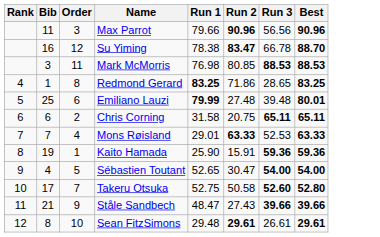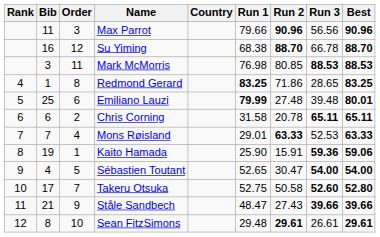+ column: (211, 13)
(206, 48) 78.38 -> (253, 48) 68.38
(241, 48) 83.47 -> (289, 48) 88.70
(241, 118) 20.75 -> (289, 118) 20.78
(311, 153) 59.36 -> (359, 153) 59.06
